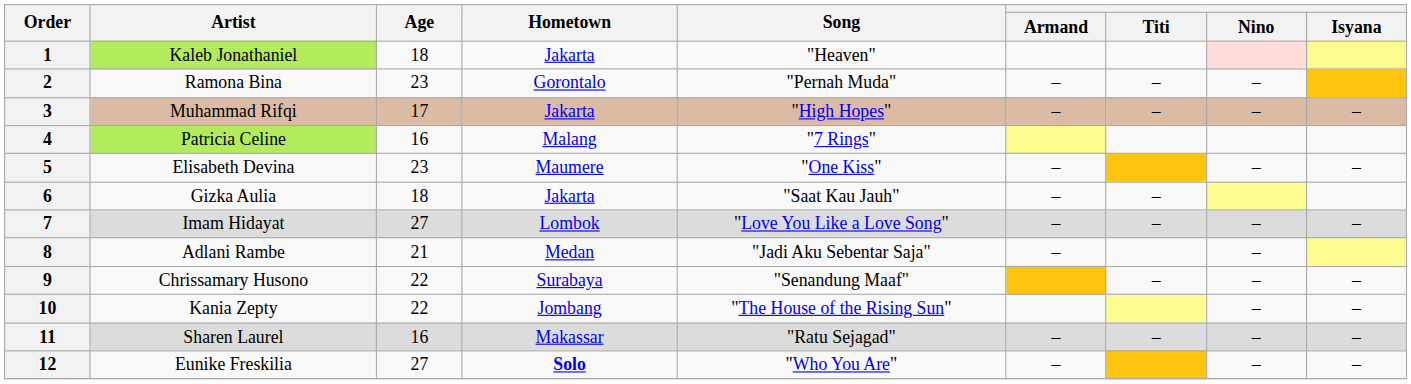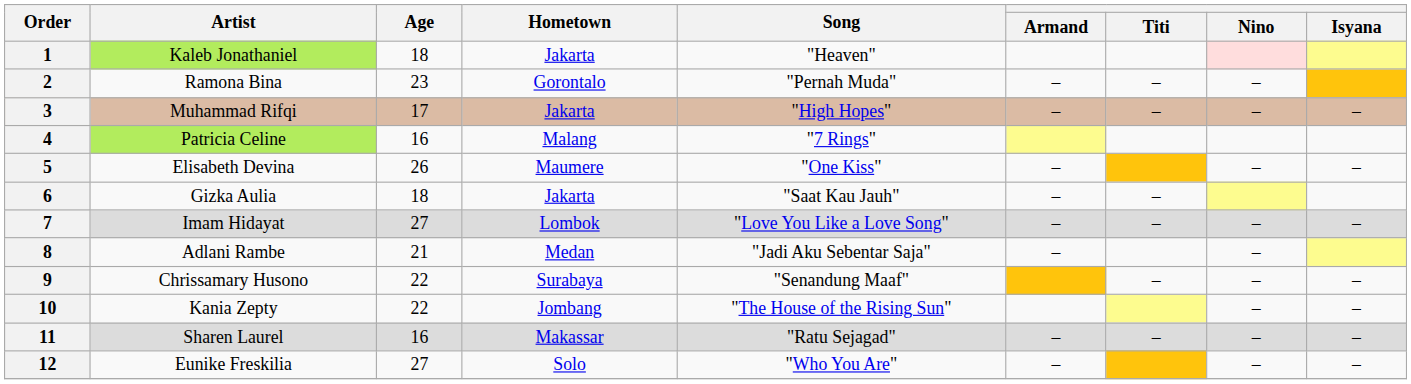(419, 167) 23 -> (419, 167) 26
(570, 364) bold -> (570, 364) normal
